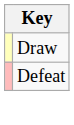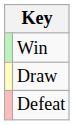+ row: (32, 47)
